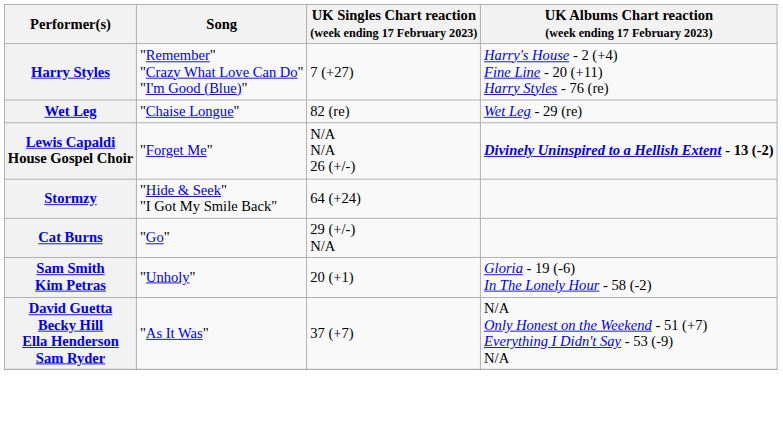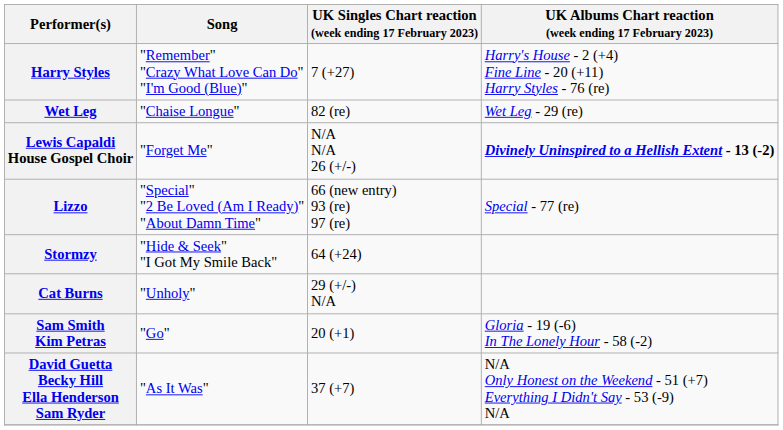+ row: (71, 206)
(155, 237) "Go" -> (168, 293) "Unholy"
(168, 277) "Unholy" -> (155, 333) "Go"
